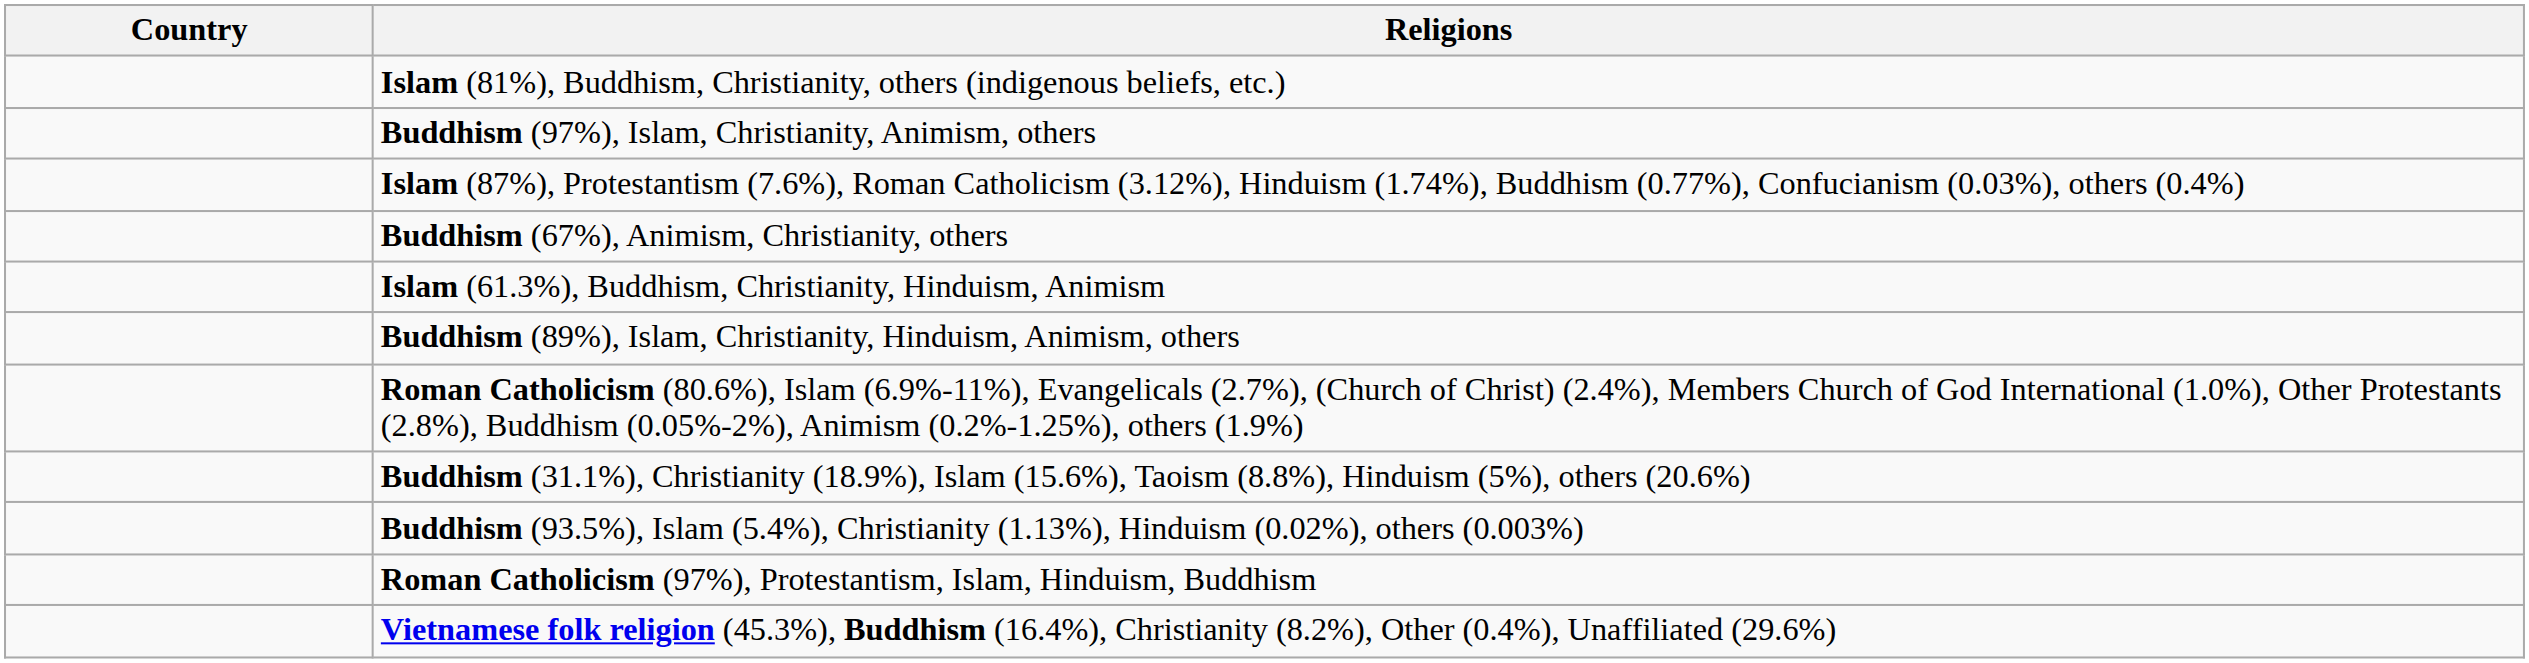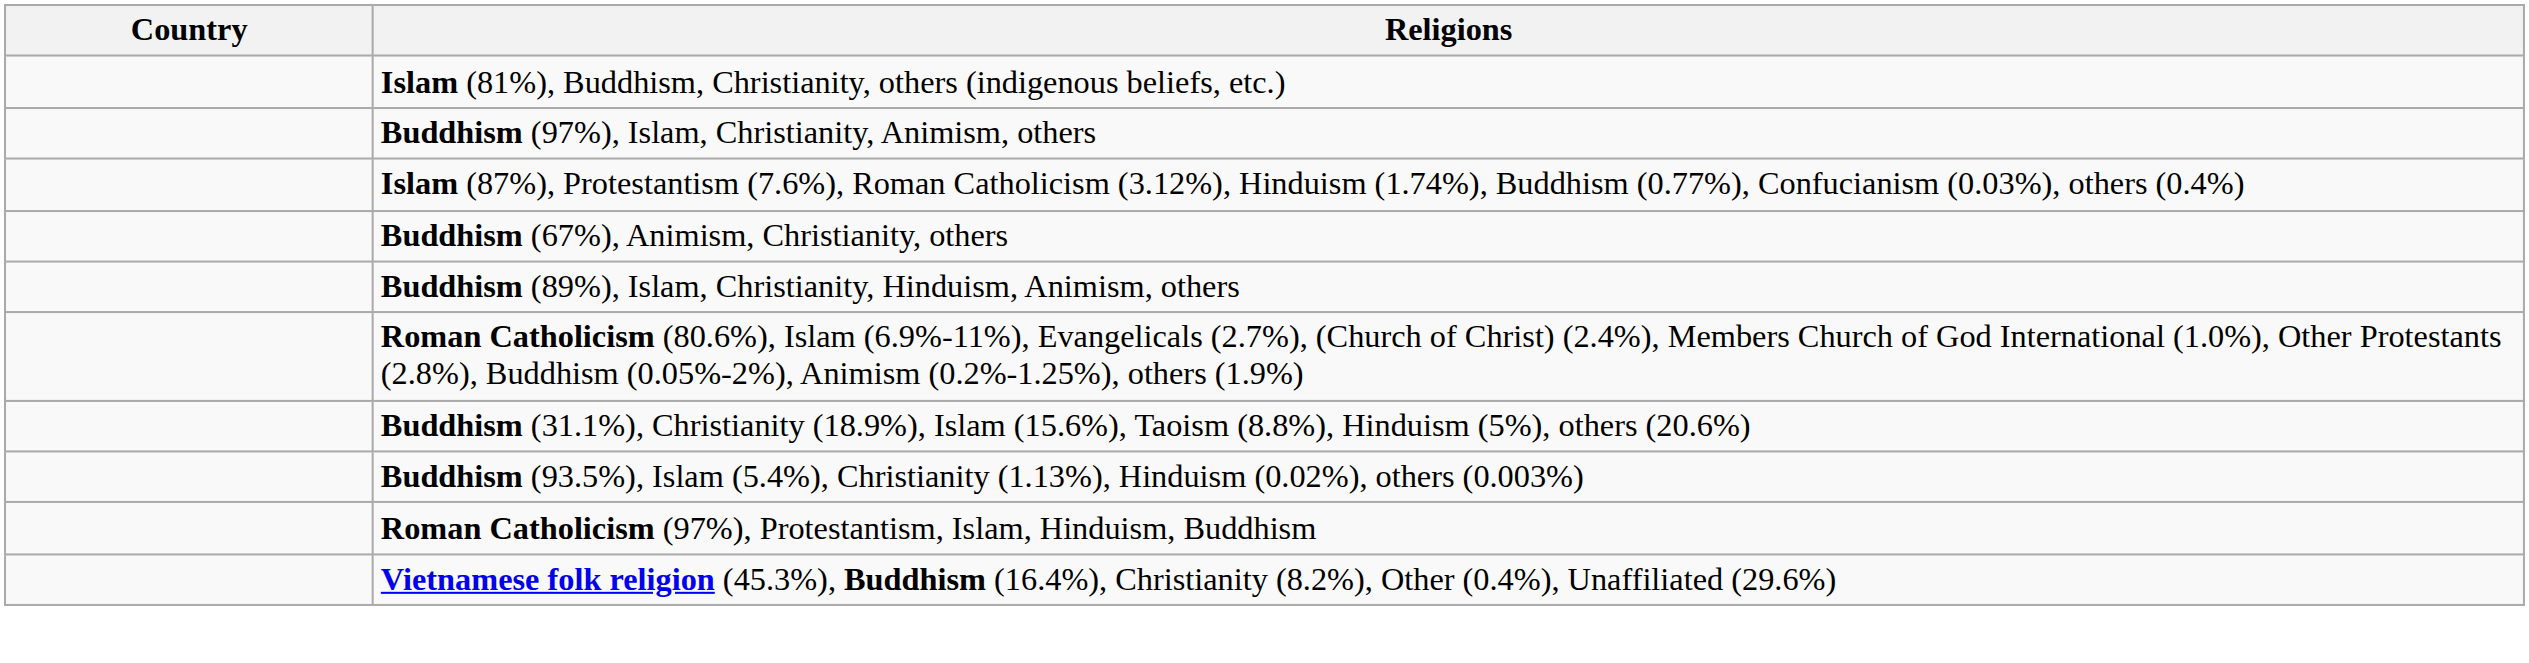- row: (773, 286)
